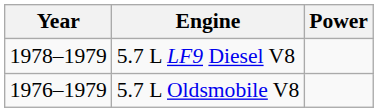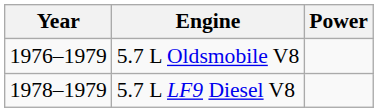rows swapped: (208, 90) <-> (206, 55)
